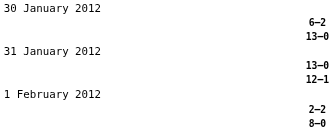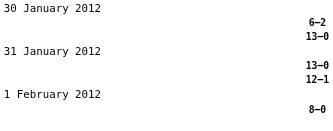- row: (134, 109)
